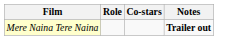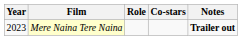+ column: (16, 12)
